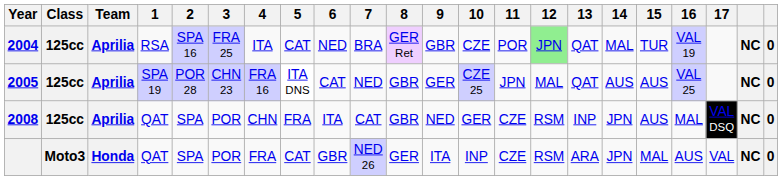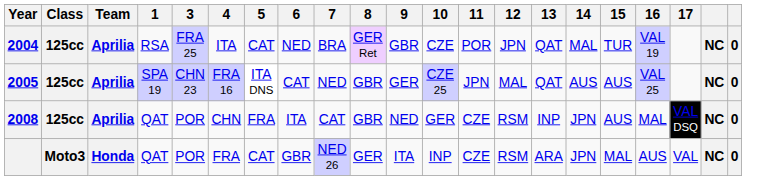- column: (190, 15)
(549, 44) lightgreen background -> (513, 44) no background
